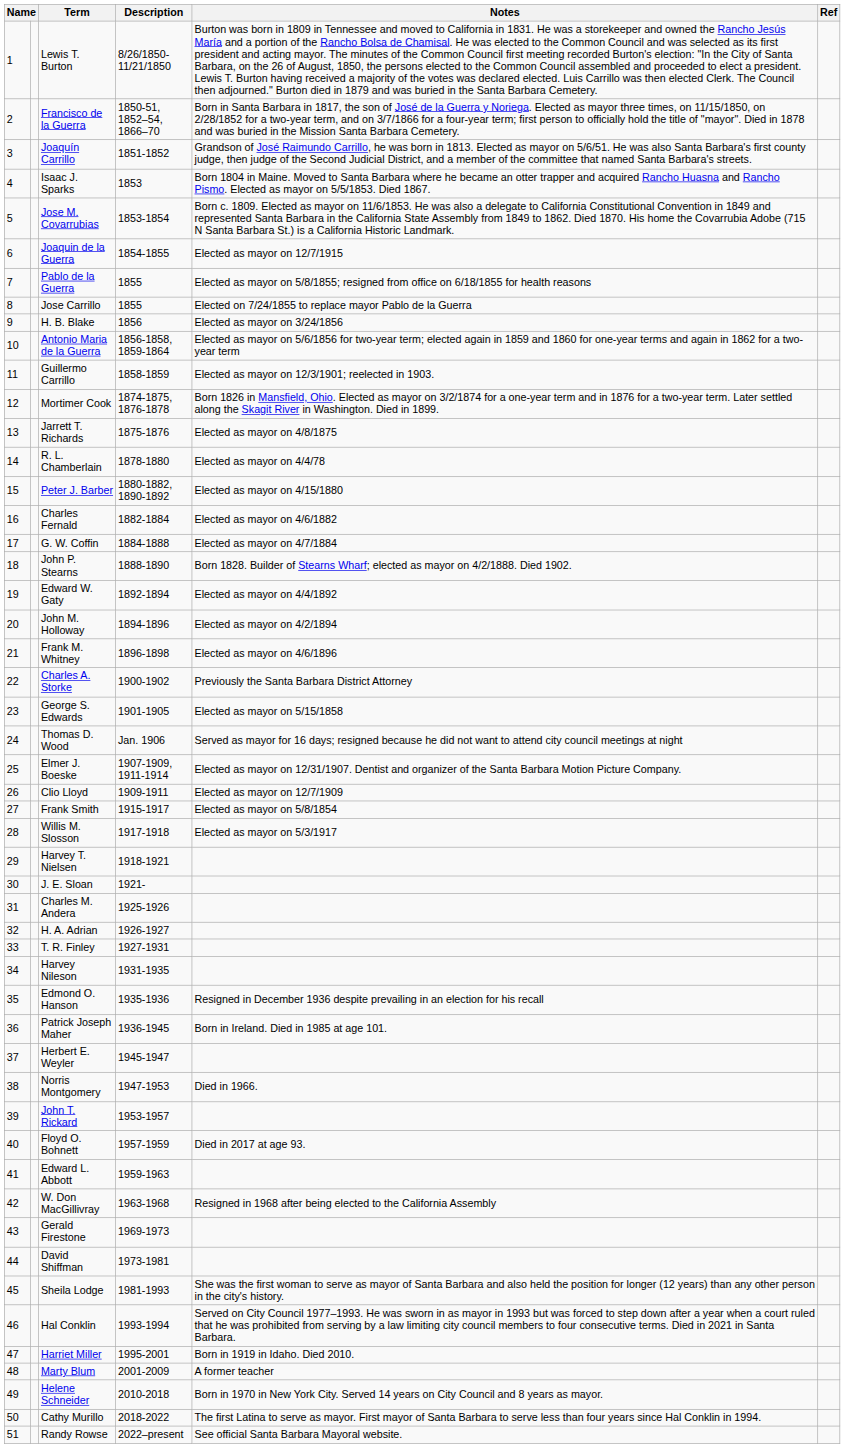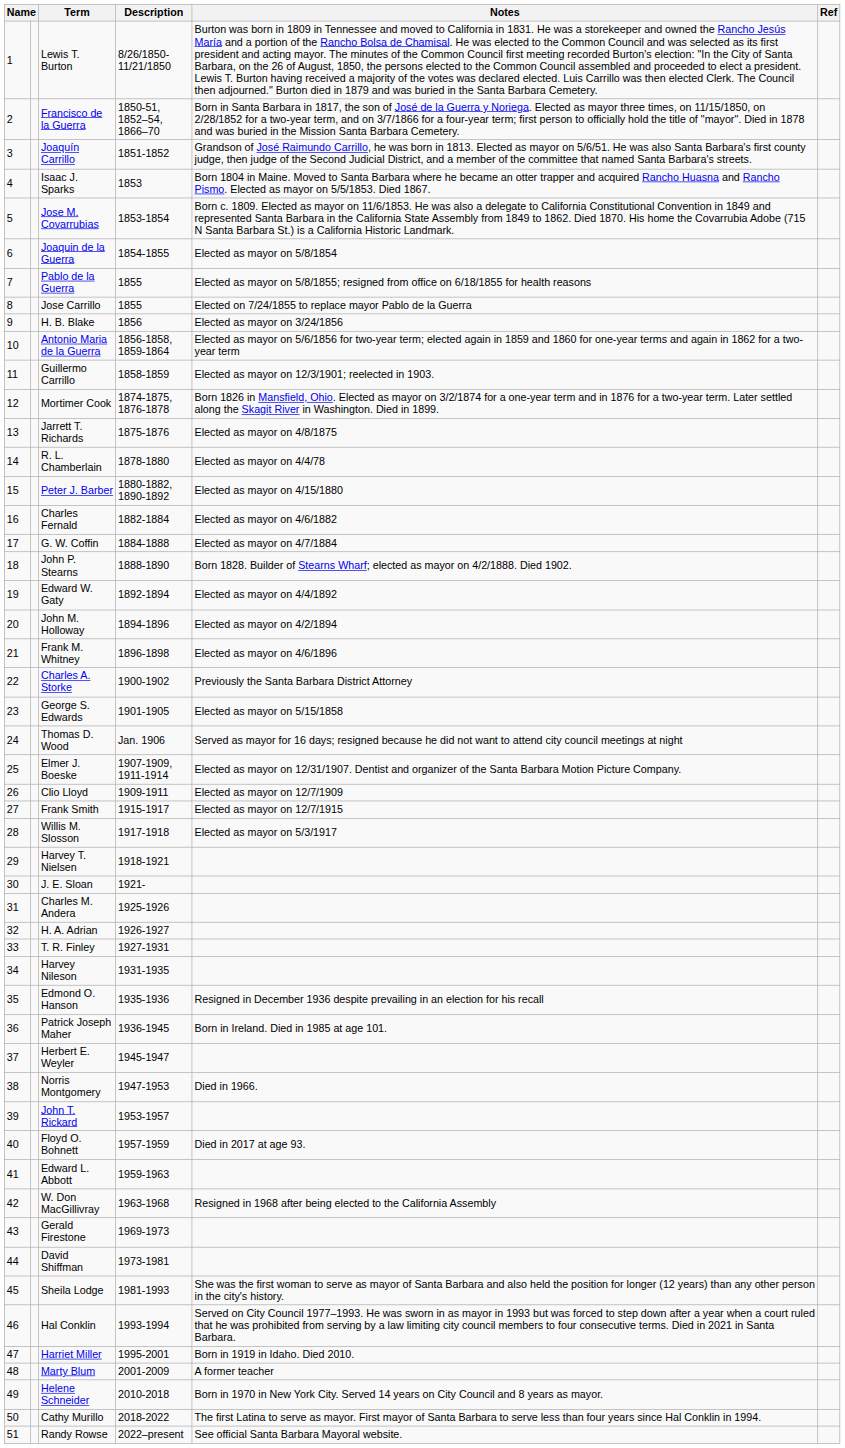(269, 253) Elected as mayor on 12/7/1915 -> (266, 253) Elected as mayor on 5/8/1854
(266, 809) Elected as mayor on 5/8/1854 -> (269, 809) Elected as mayor on 12/7/1915
